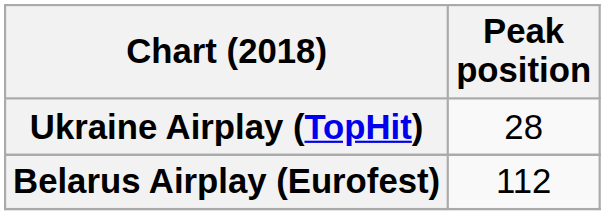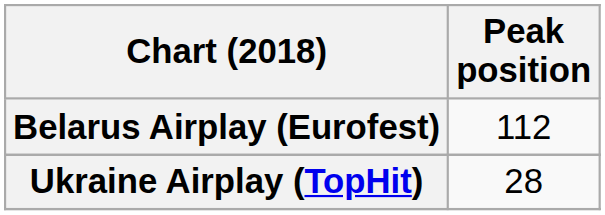rows swapped: (227, 181) <-> (227, 126)
